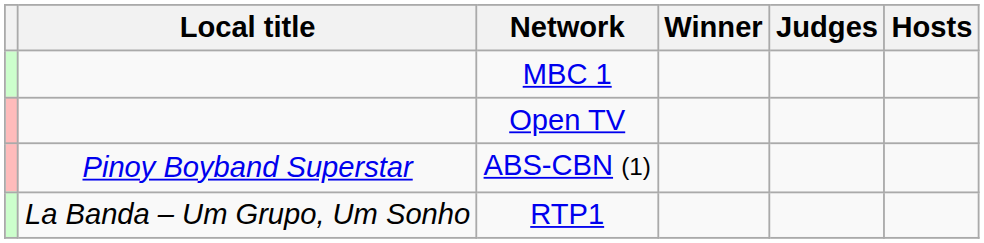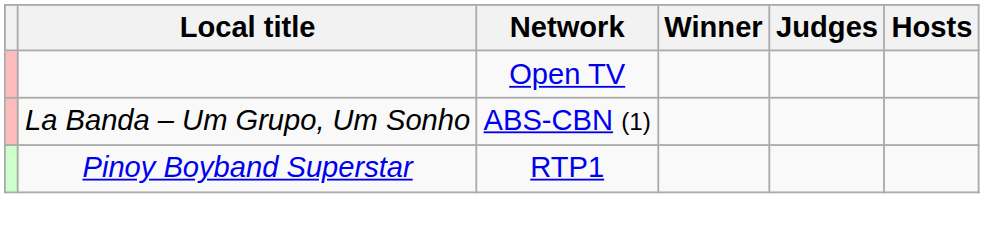- row: (567, 73)
(248, 167) Pinoy Boyband Superstar -> (248, 120) La Banda – Um Grupo, Um Sonho
(248, 214) La Banda – Um Grupo, Um Sonho -> (248, 167) Pinoy Boyband Superstar
